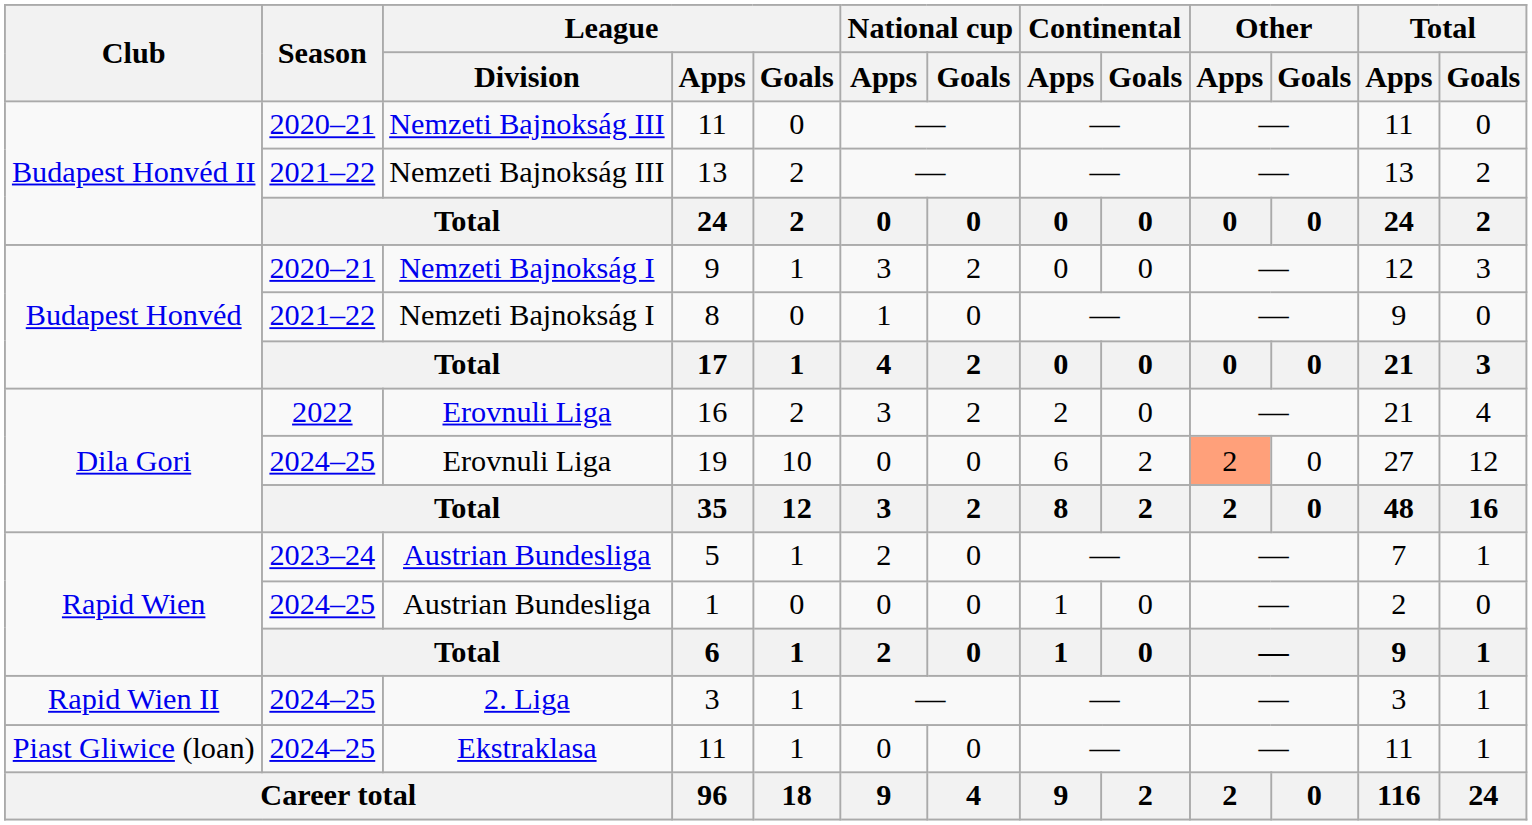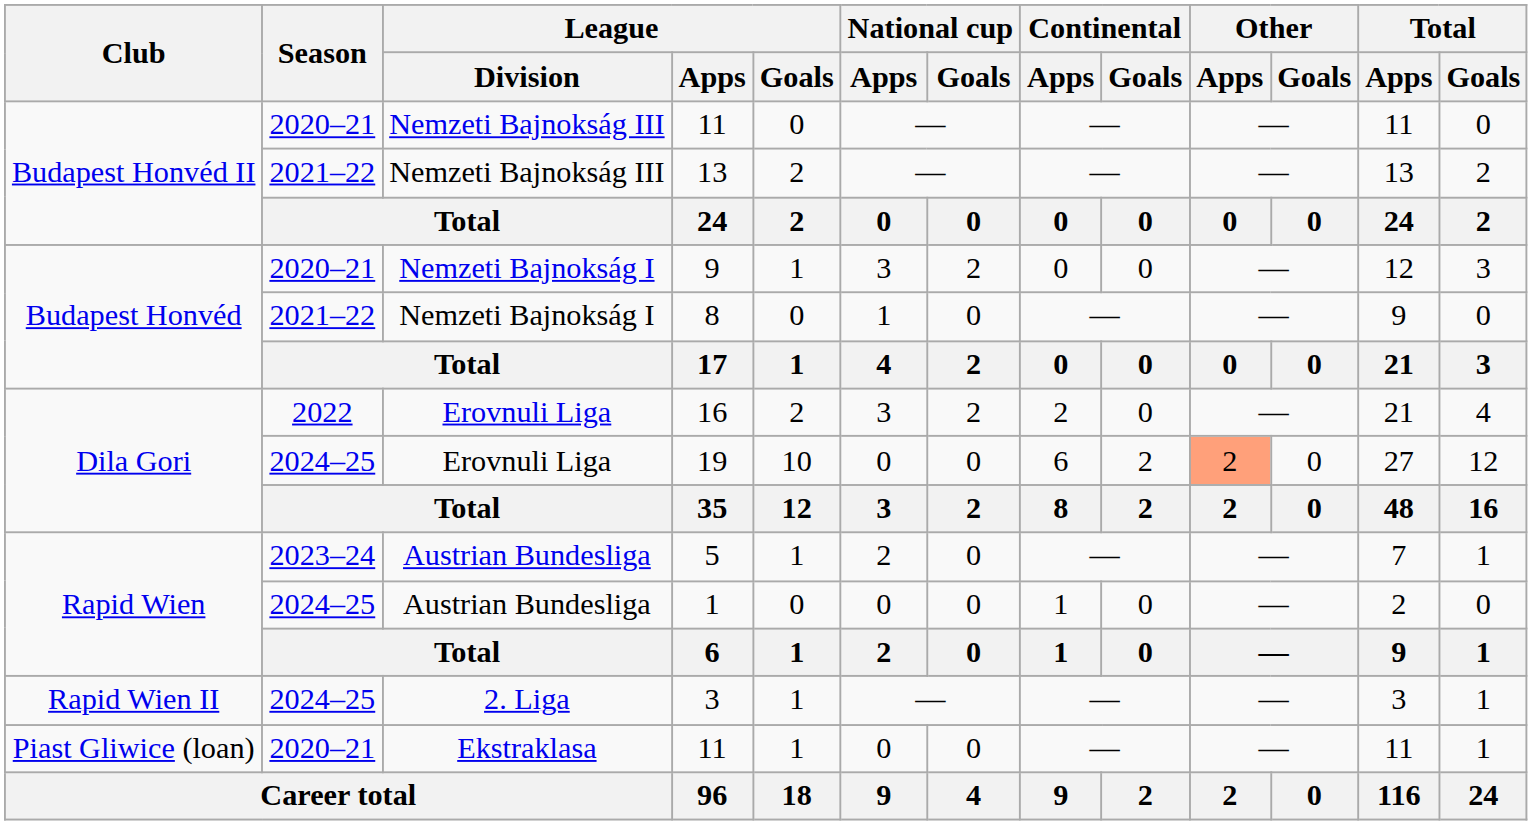(322, 747) 2024–25 -> (322, 747) 2020–21
